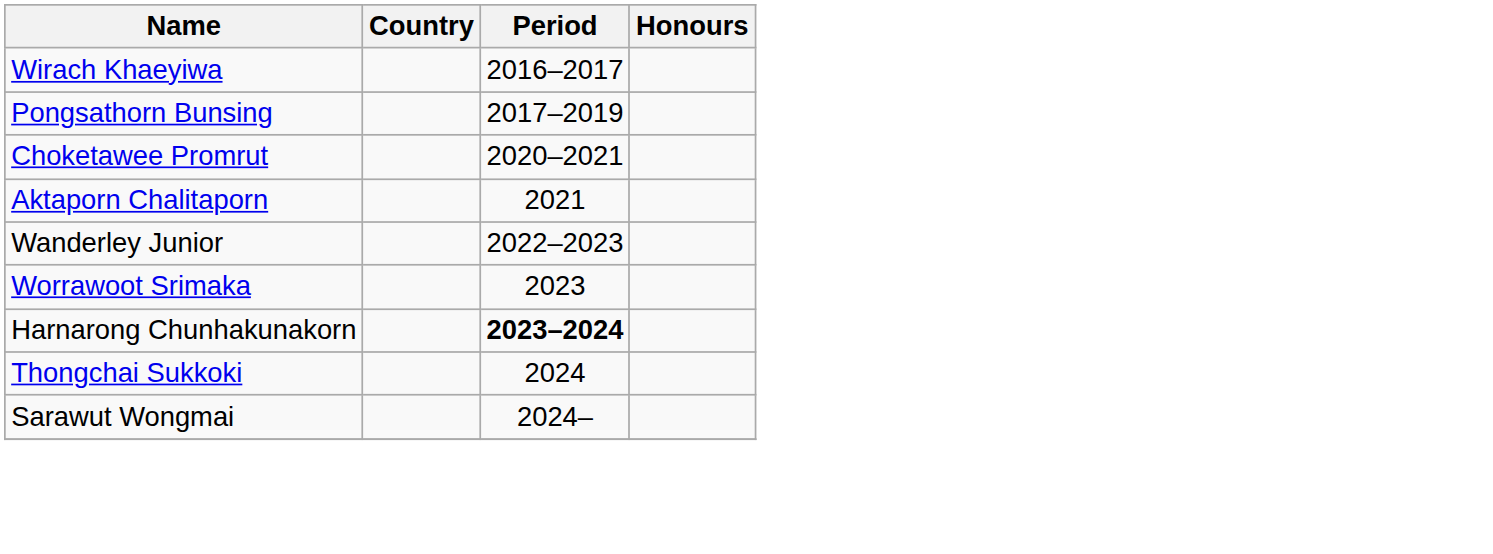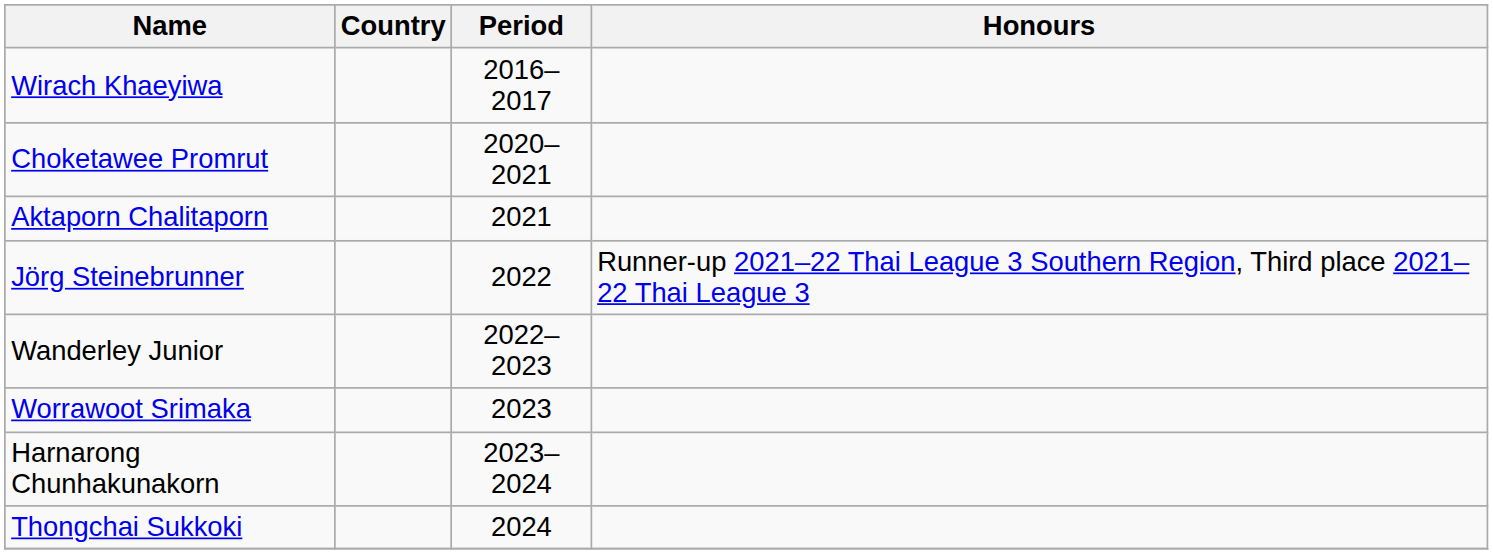- row: (142, 112)
+ row: (128, 276)
(555, 329) bold -> (521, 468) normal
- row: (123, 416)
